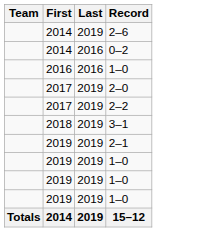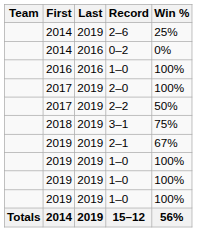+ column: (172, 13)
